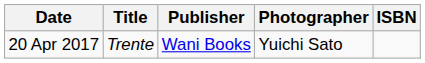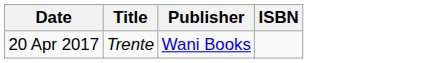- column: (314, 17)
